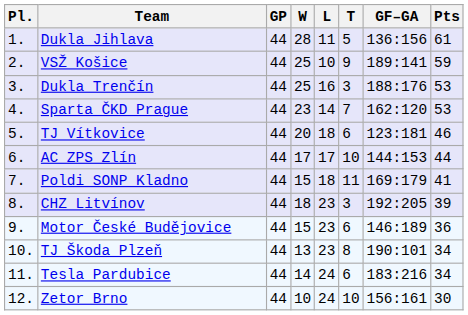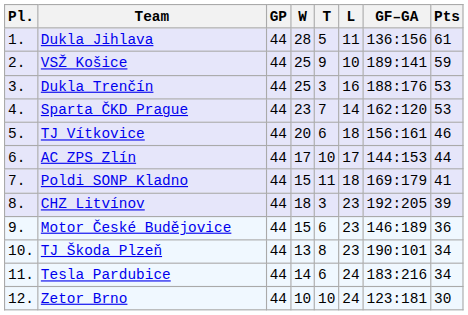columns swapped: (351, 16) <-> (327, 16)
(397, 134) 123:181 -> (397, 134) 156:161
(397, 299) 156:161 -> (397, 299) 123:181
